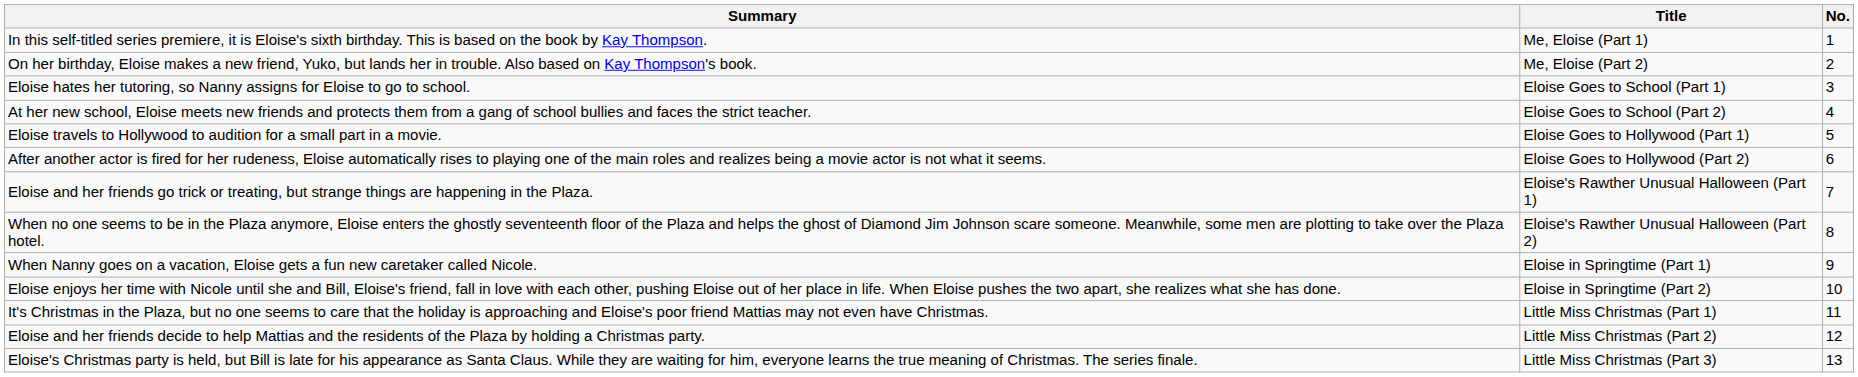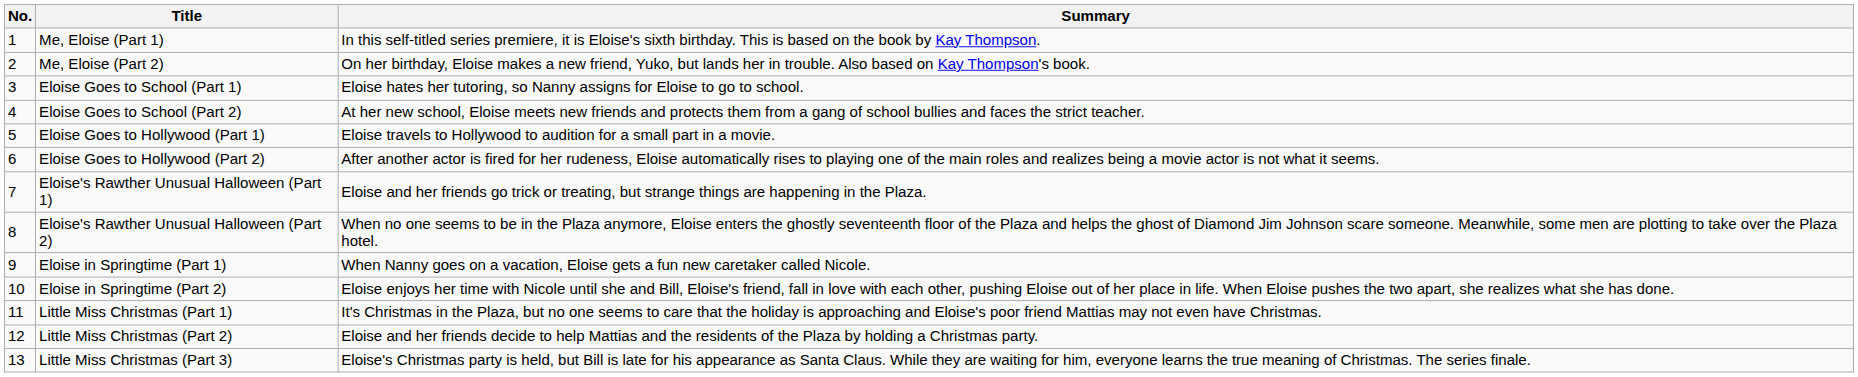columns swapped: (1838, 16) <-> (762, 16)
